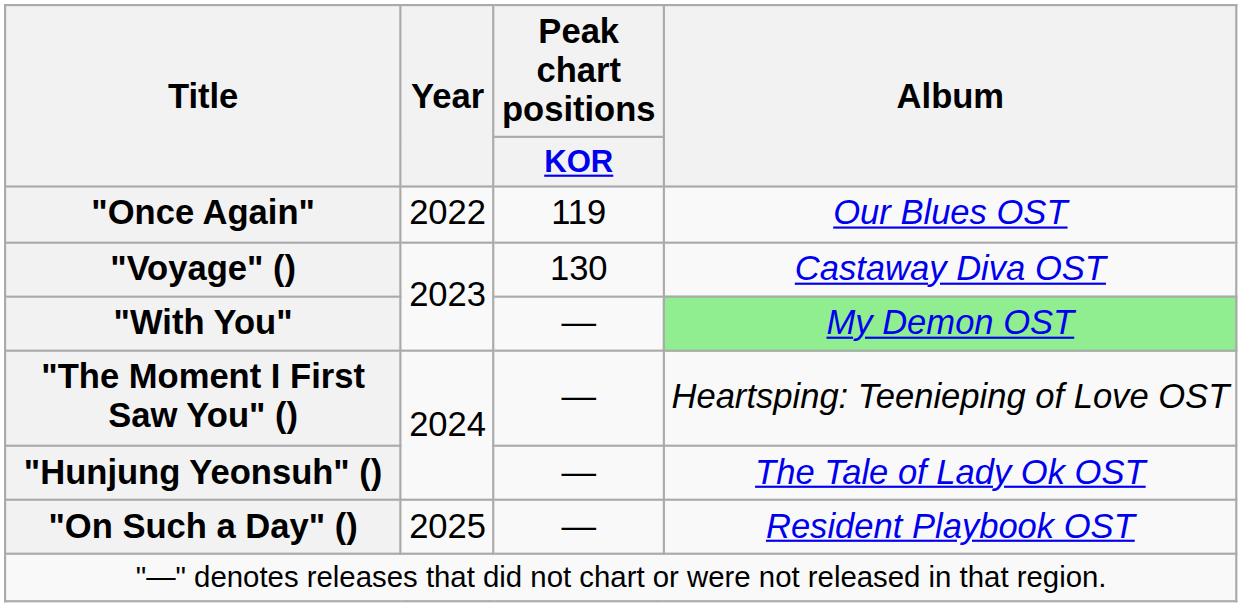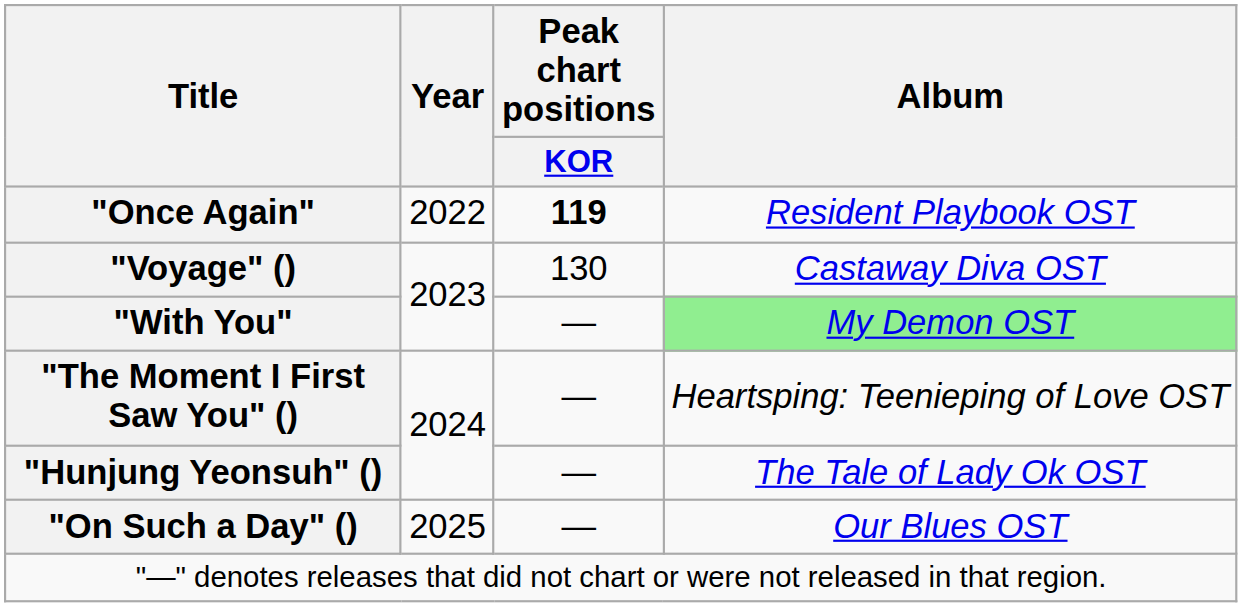(579, 213) normal -> (579, 213) bold
(950, 213) Our Blues OST -> (950, 213) Resident Playbook OST
(950, 526) Resident Playbook OST -> (950, 526) Our Blues OST
